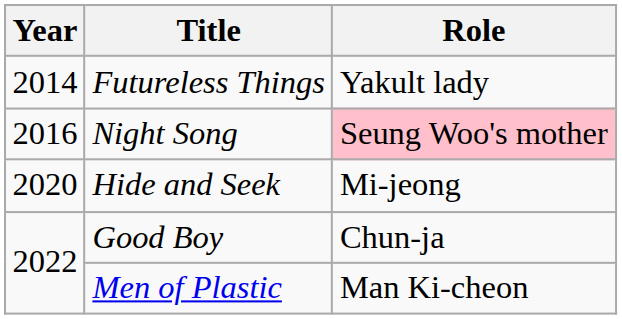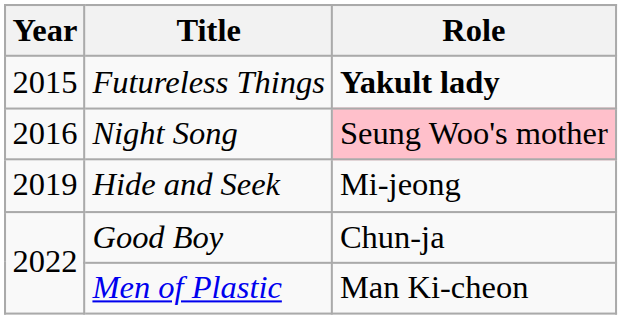(45, 81) 2014 -> (45, 81) 2015
(415, 81) normal -> (420, 81) bold
(45, 184) 2020 -> (45, 184) 2019
